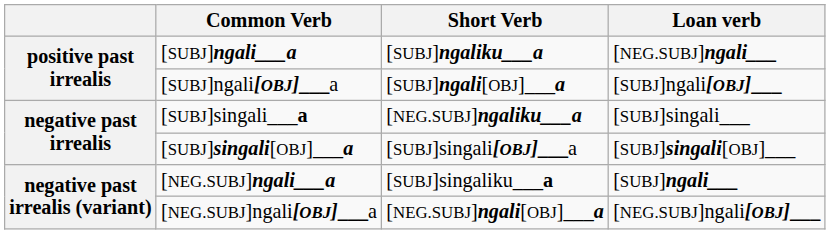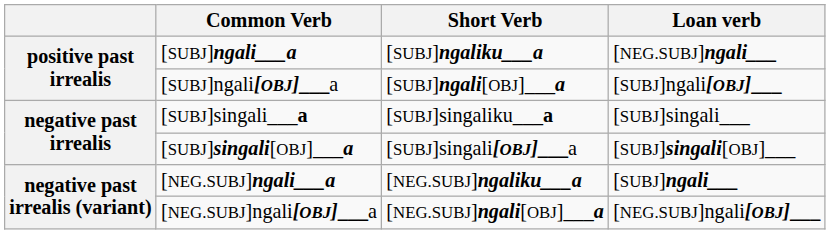(484, 116) [NEG.SUBJ]ngaliku___a -> (470, 116) [SUBJ]singaliku___a
(470, 180) [SUBJ]singaliku___a -> (484, 180) [NEG.SUBJ]ngaliku___a
